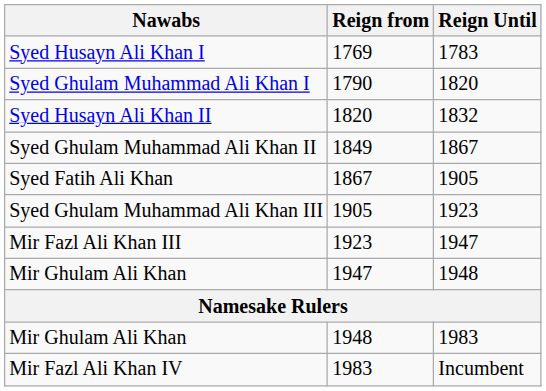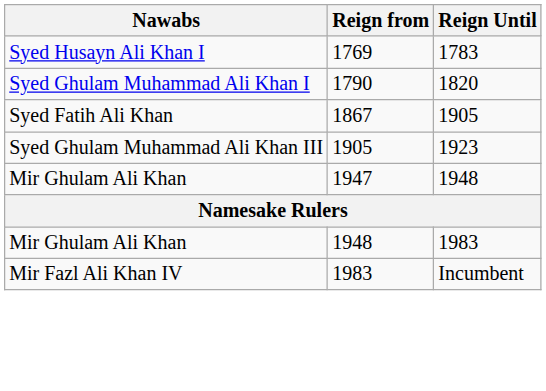- row: (110, 115)
- row: (163, 147)
- row: (95, 242)
